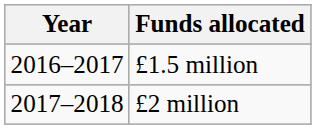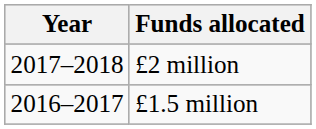rows swapped: (197, 64) <-> (187, 104)
